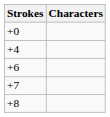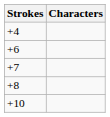- row: (13, 31)
+ row: (16, 103)
